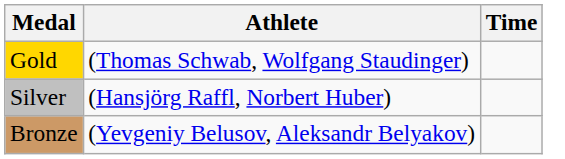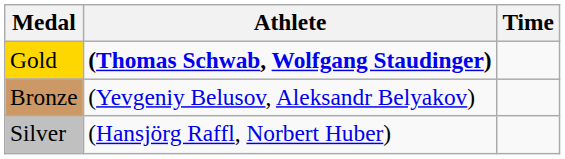(279, 60) normal -> (290, 60) bold
rows swapped: (38, 97) <-> (44, 134)
